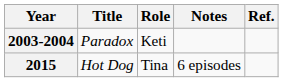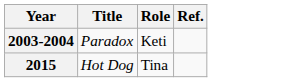- column: (209, 16)
